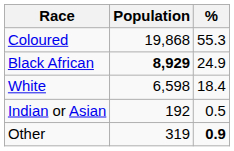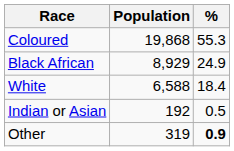(171, 63) bold -> (171, 63) normal
(171, 87) 6,598 -> (171, 87) 6,588
